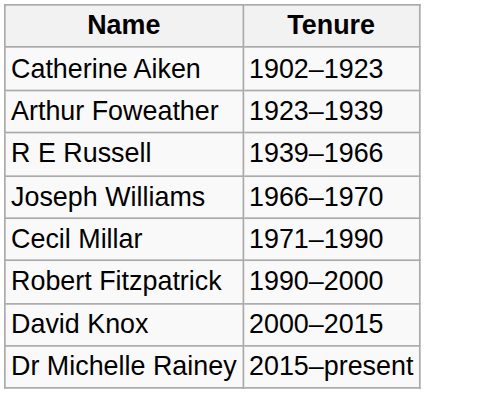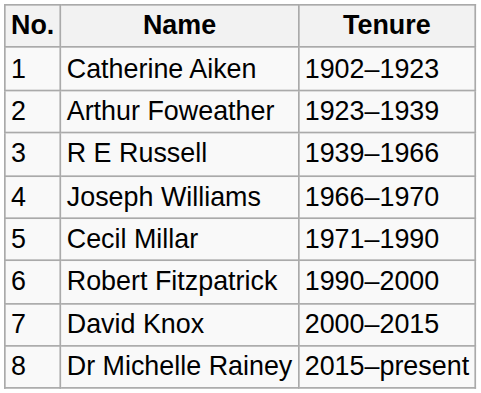+ column: (33, 25)
